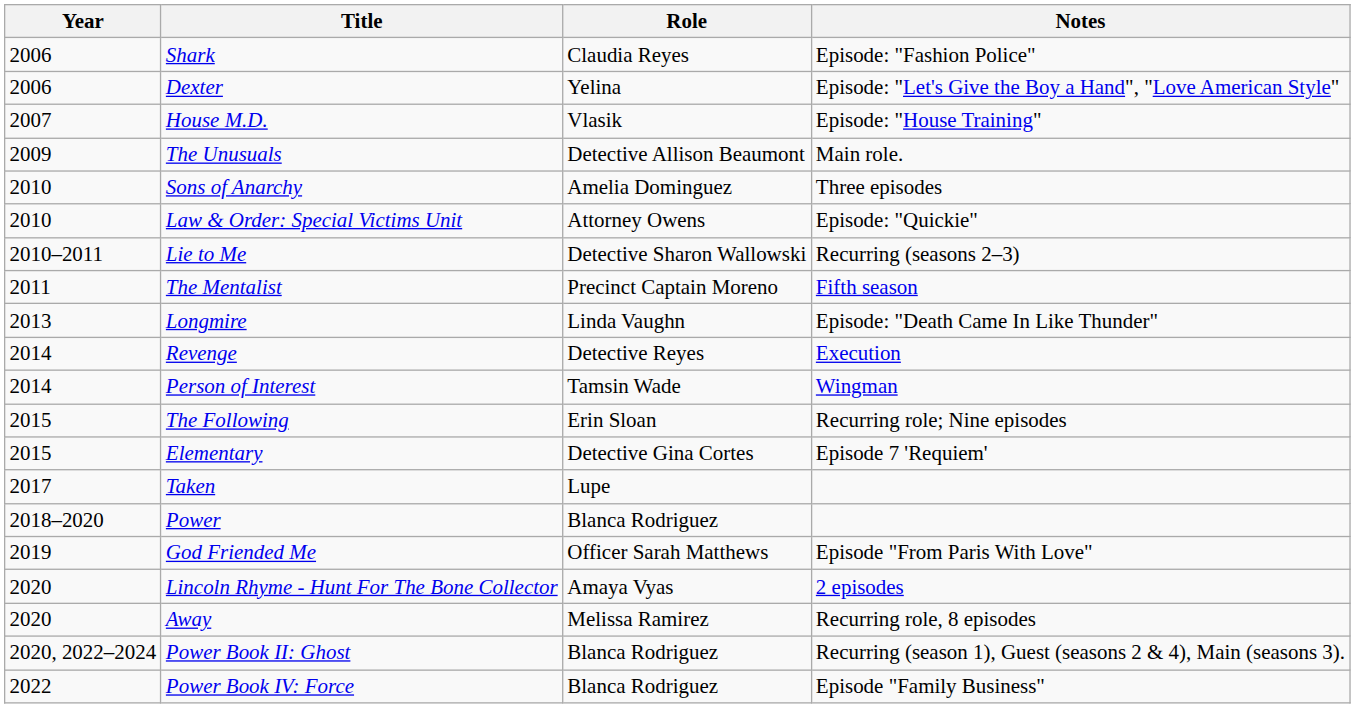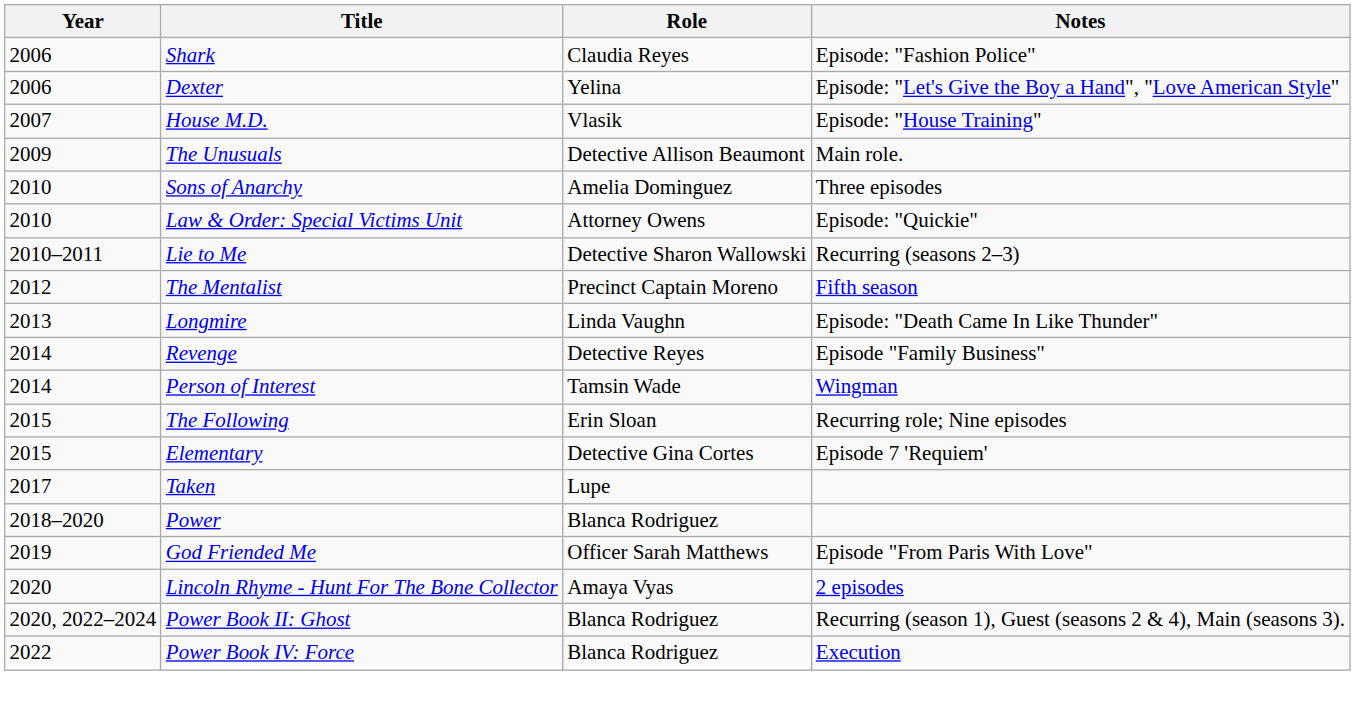(30, 287) 2011 -> (30, 287) 2012
(858, 353) Execution -> (930, 353) Episode "Family Business"
- row: (189, 619)
(930, 685) Episode "Family Business" -> (858, 652) Execution
